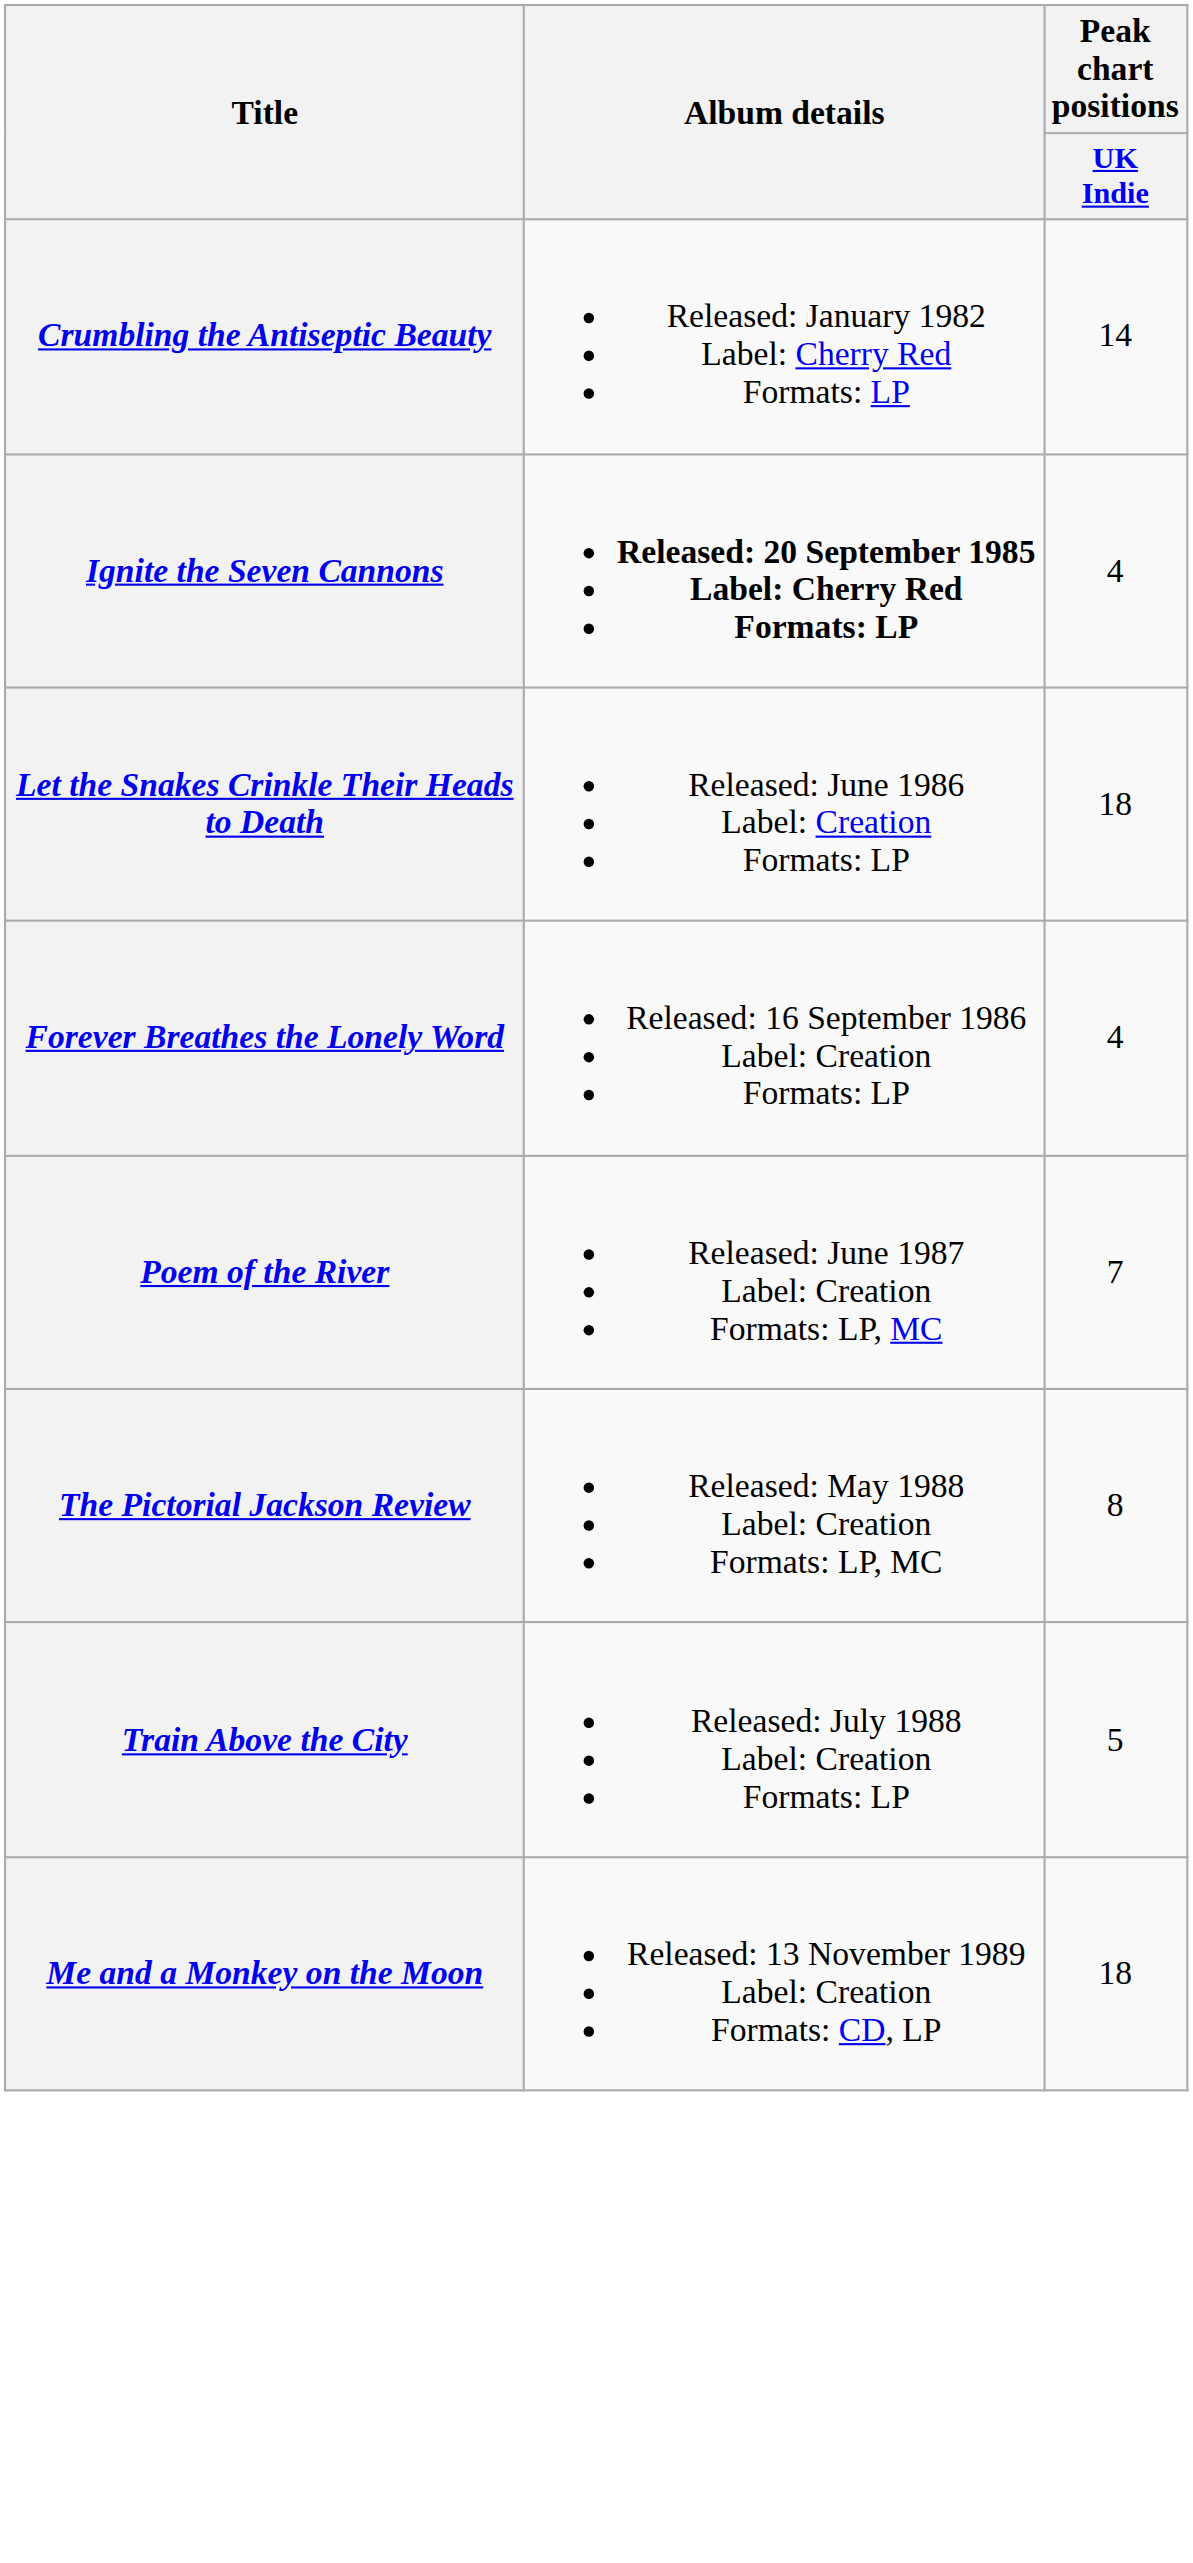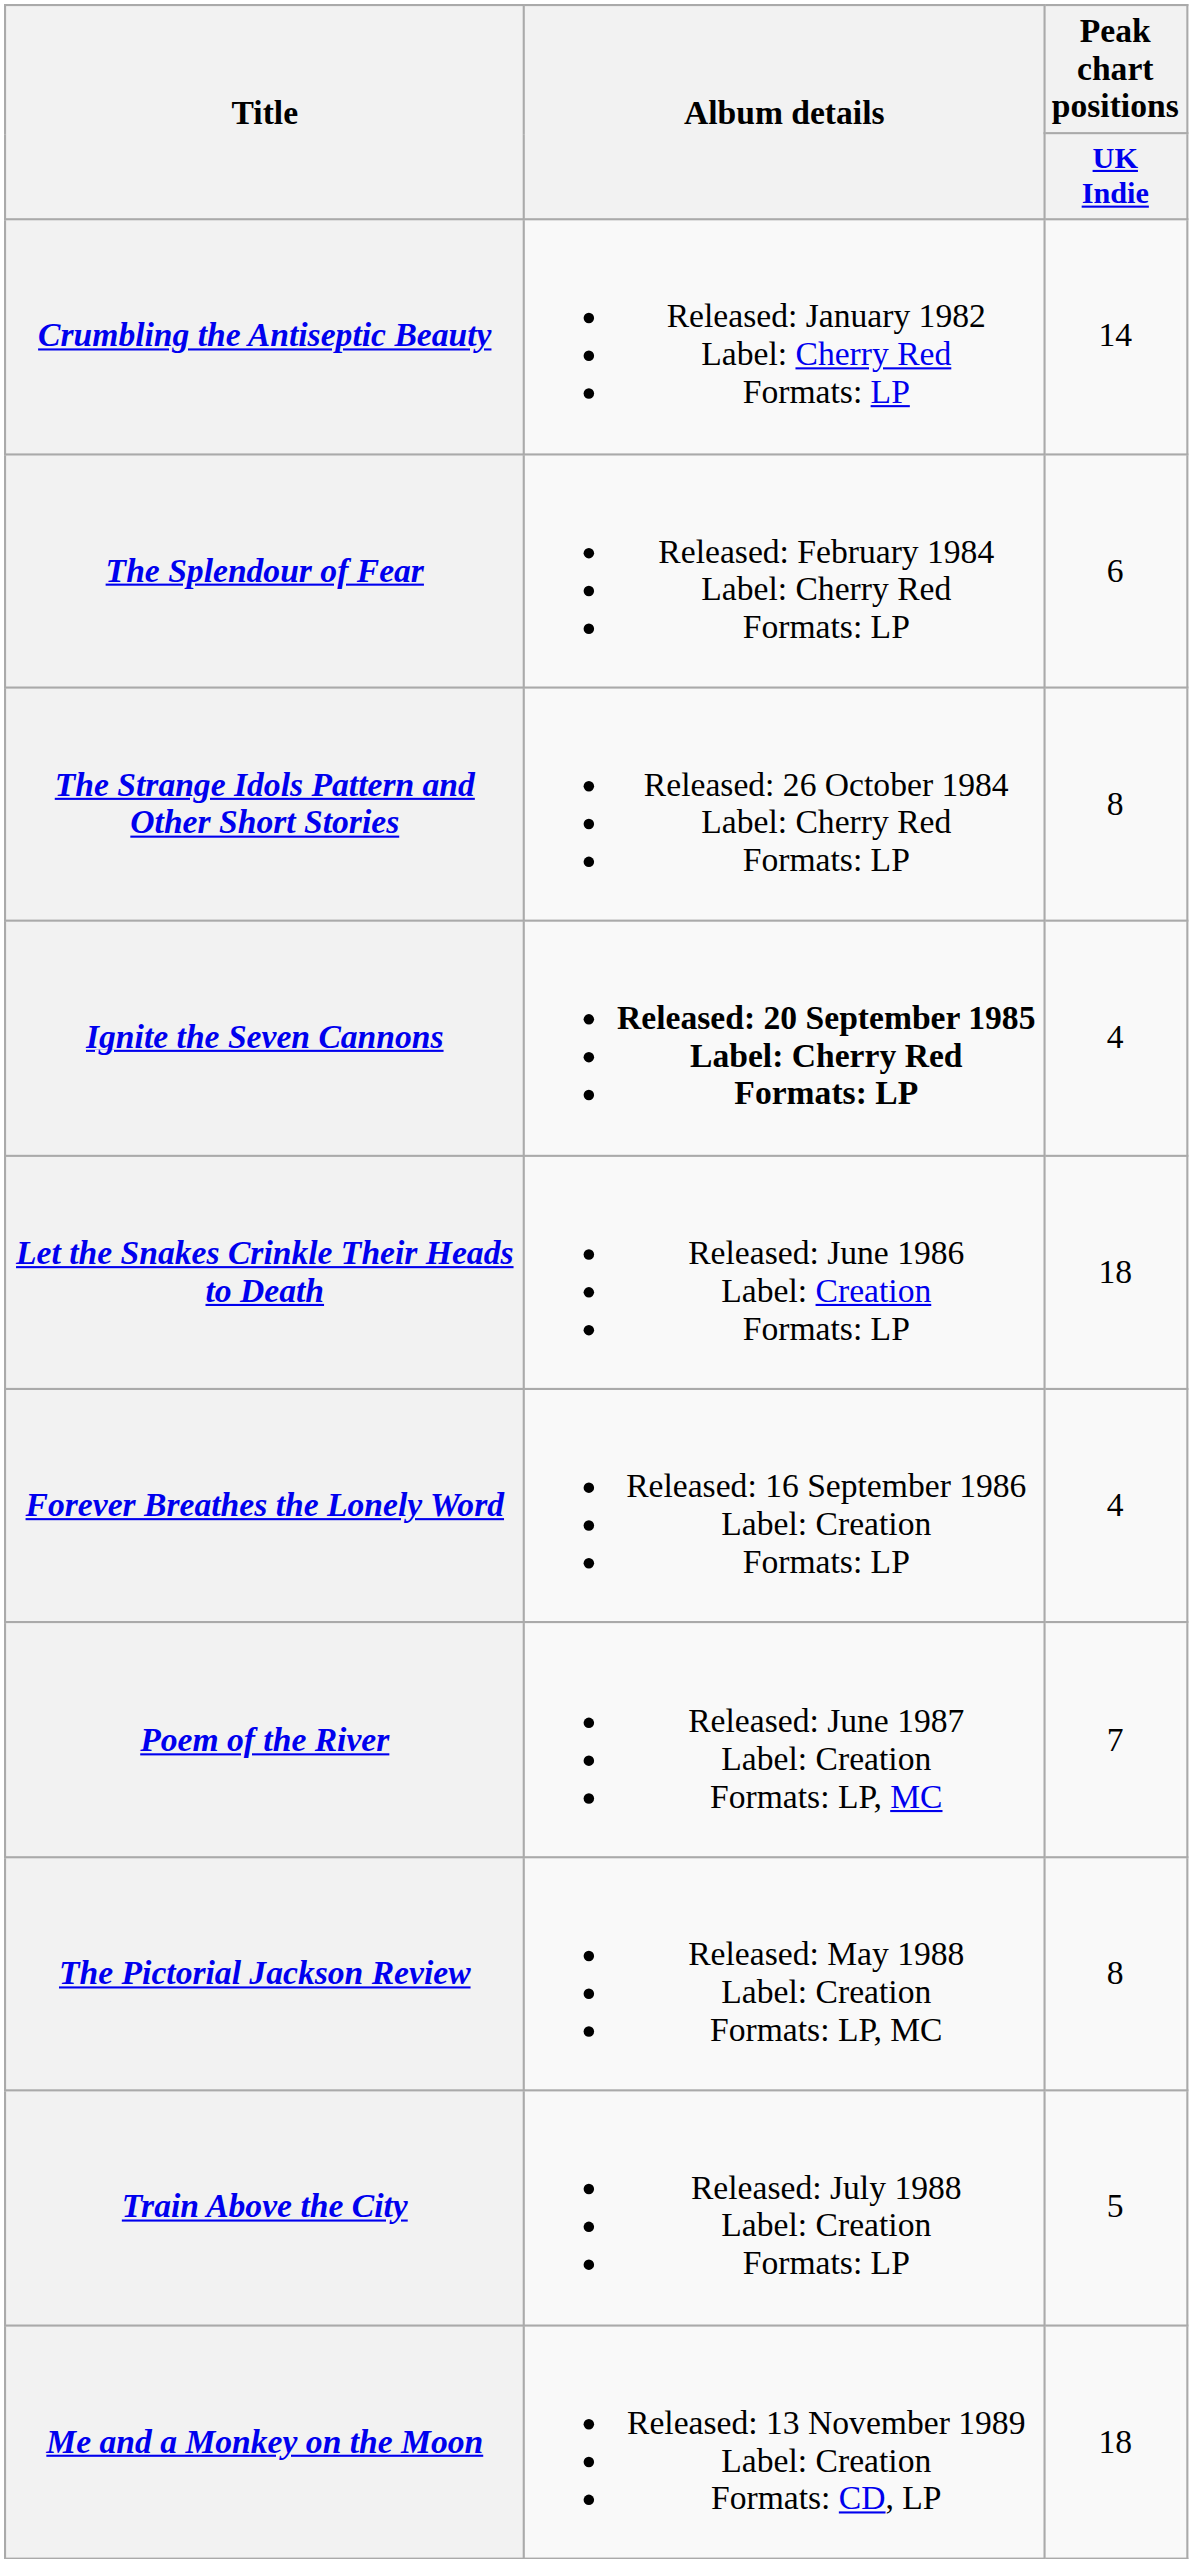+ row: (265, 569)
+ row: (265, 803)
